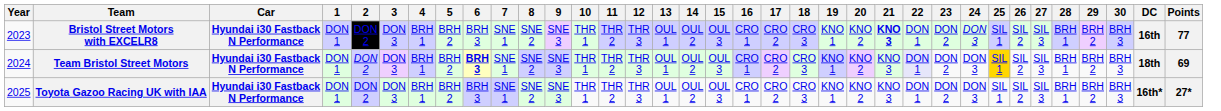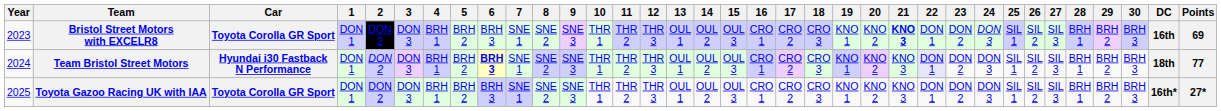(266, 35) Hyundai i30 Fastback N Performance -> (273, 35) Toyota Corolla GR Sport
(1184, 35) 77 -> (1198, 35) 69
(999, 63) gold background -> (1014, 63) no background
(1184, 63) 69 -> (1198, 63) 77
(266, 92) Hyundai i30 Fastback N Performance -> (273, 92) Toyota Corolla GR Sport
